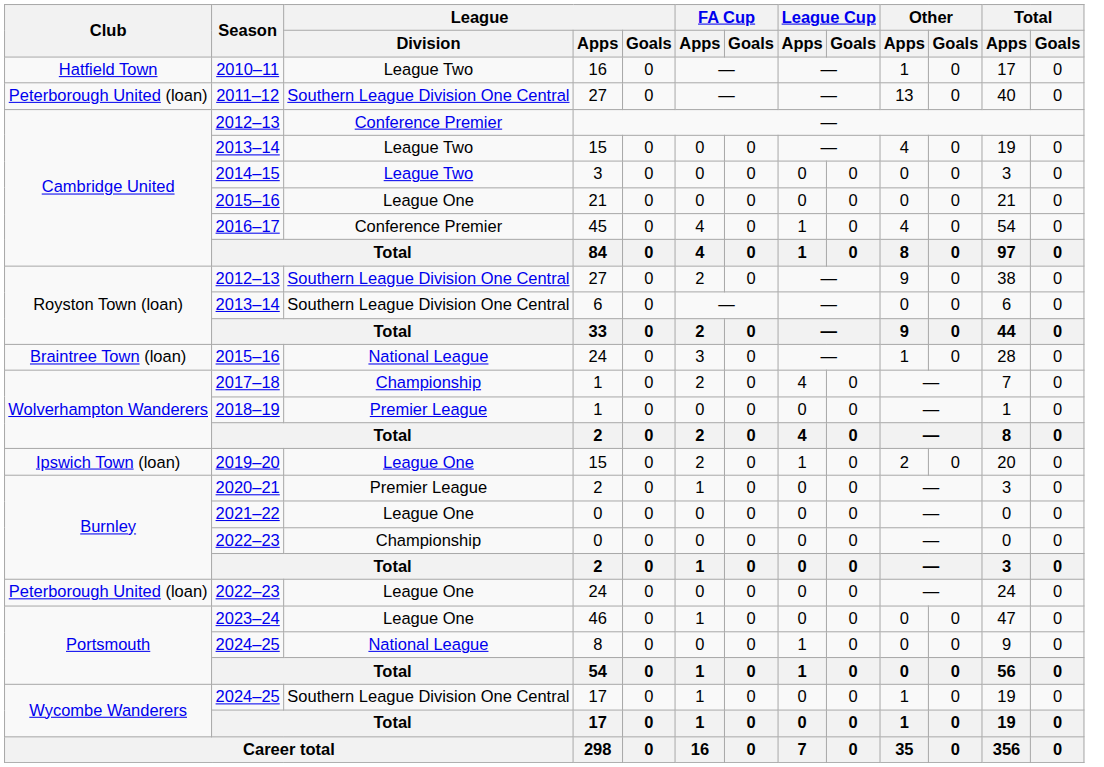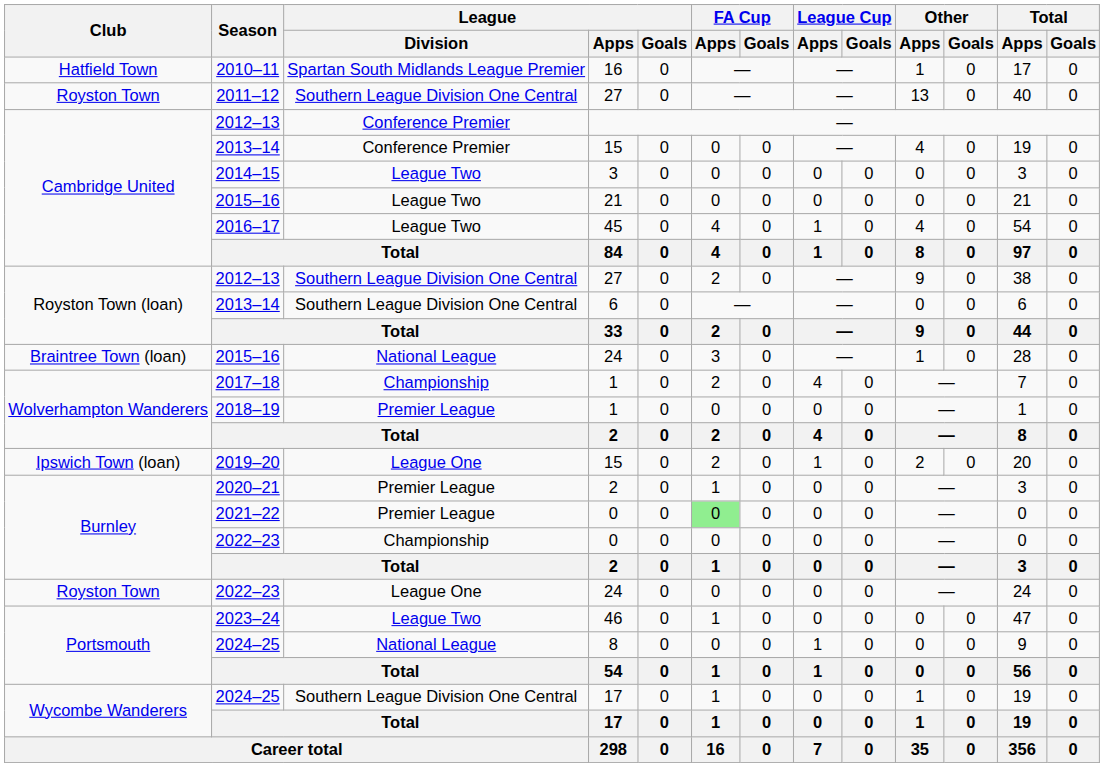(428, 69) League Two -> (436, 69) Spartan South Midlands League Premier
(108, 95) Peterborough United (loan) -> (108, 95) Royston Town
(428, 148) League Two -> (436, 148) Conference Premier
(428, 200) League One -> (436, 200) League Two
(428, 226) Conference Premier -> (436, 226) League Two
(428, 514) League One -> (436, 514) Premier League
(700, 514) no background -> (715, 514) lightgreen background
(108, 592) Peterborough United (loan) -> (108, 592) Royston Town
(428, 618) League One -> (436, 618) League Two
